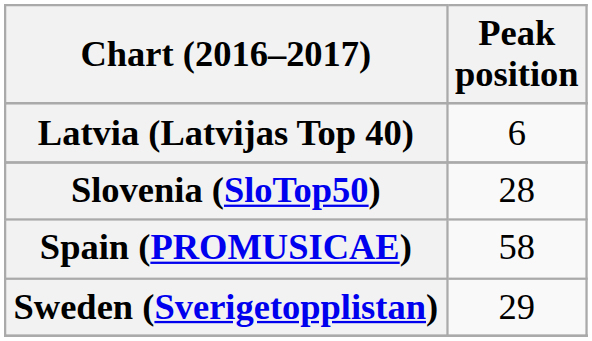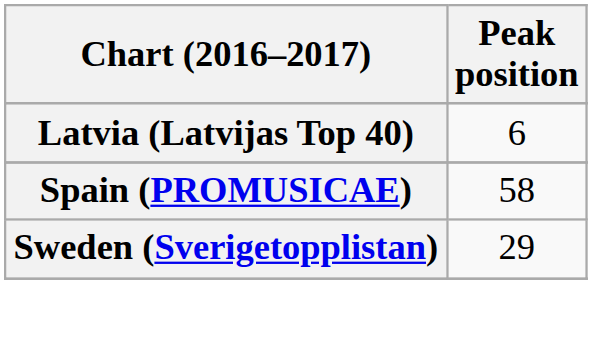- row: (226, 190)
